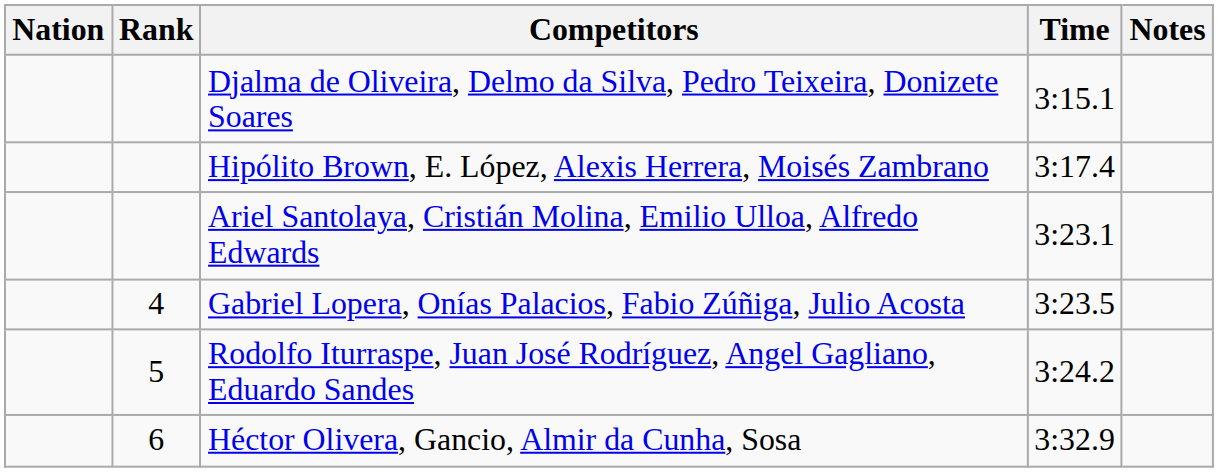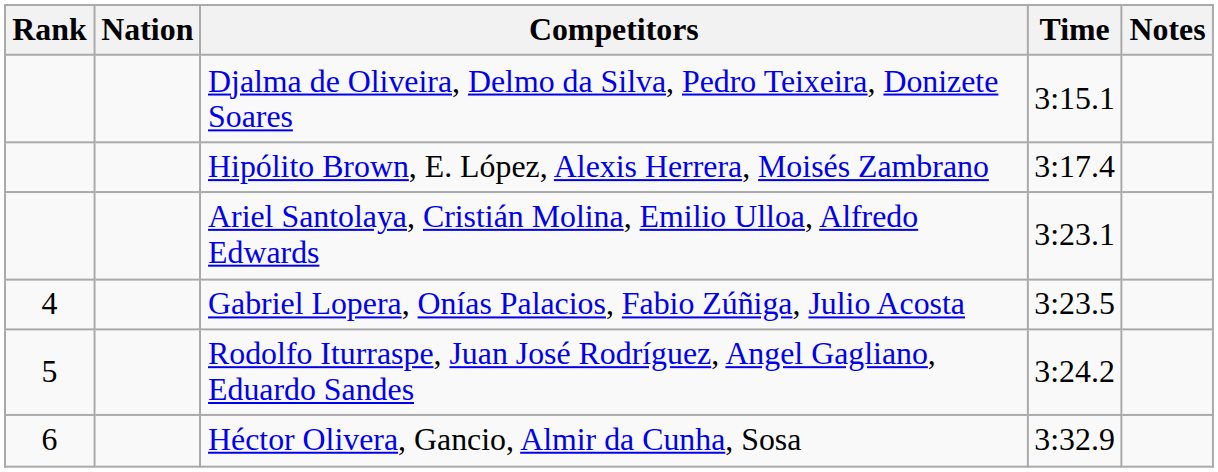columns swapped: (156, 29) <-> (58, 29)
